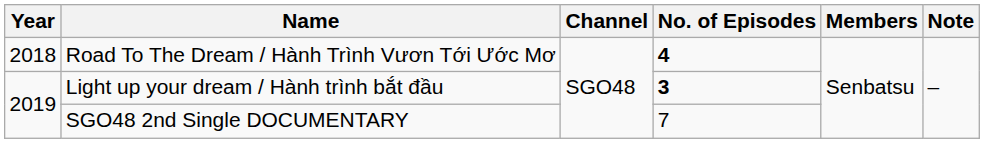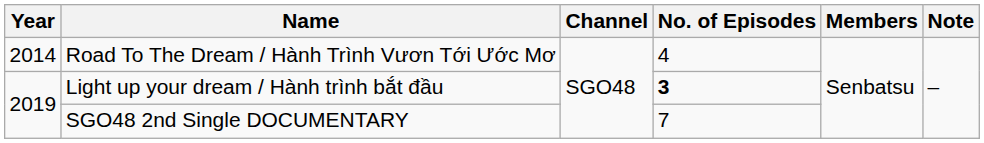(33, 54) 2018 -> (33, 54) 2014
(664, 54) bold -> (664, 54) normal
